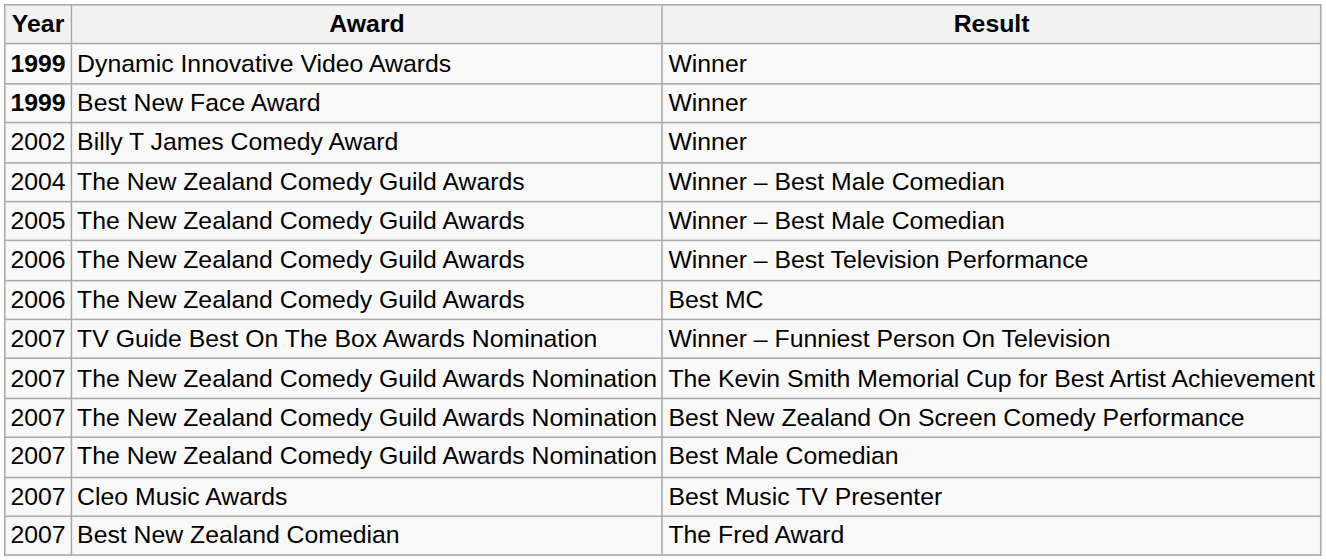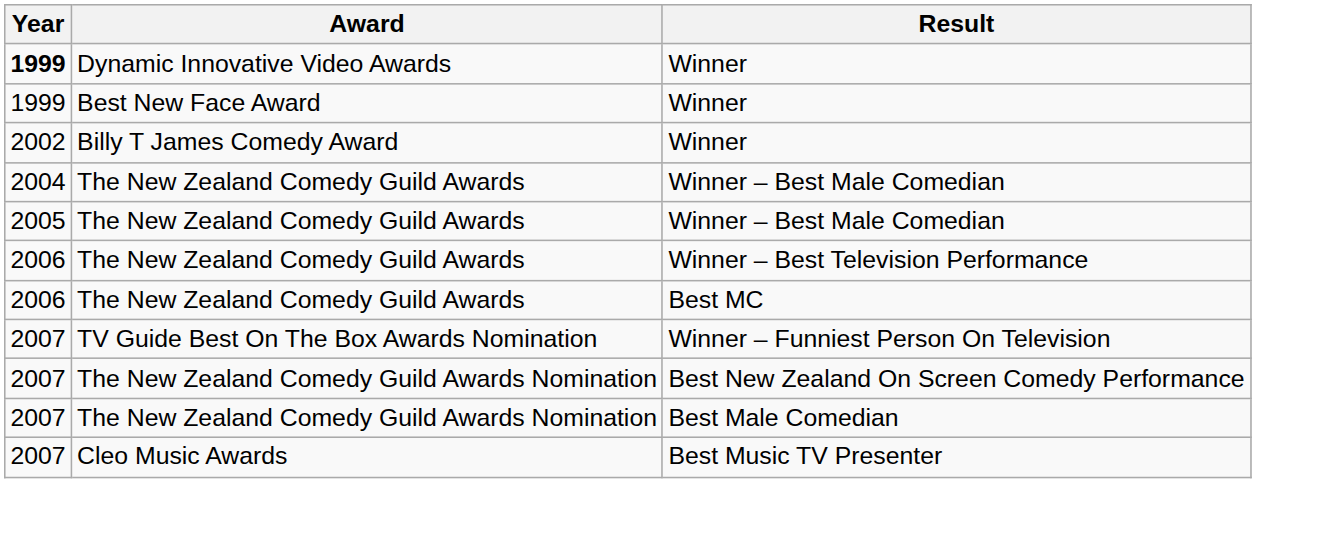(38, 102) bold -> (38, 102) normal
- row: (367, 378)
- row: (238, 535)
